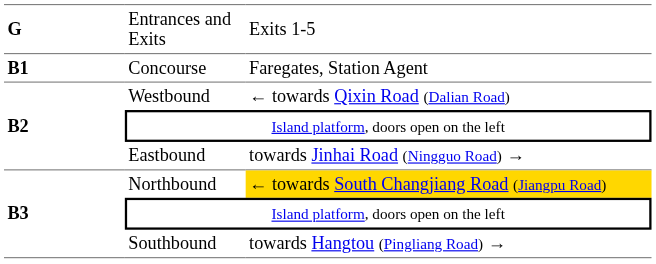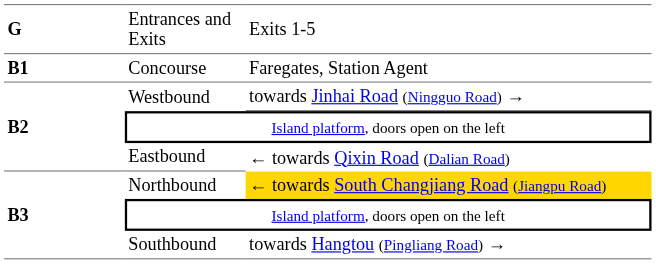(380, 96) ← towards Qixin Road (Dalian Road) -> (387, 96) towards Jinhai Road (Ningguo Road) →
(387, 155) towards Jinhai Road (Ningguo Road) → -> (380, 157) ← towards Qixin Road (Dalian Road)
